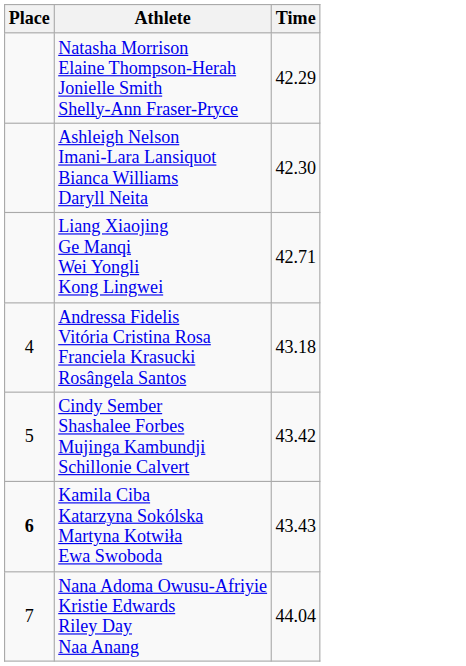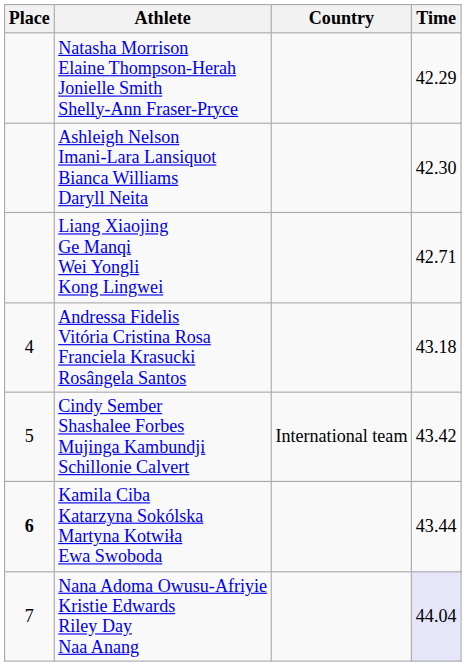+ column: (341, 18)
(296, 526) 43.43 -> (436, 526) 43.44
(296, 616) no background -> (436, 616) lavender background
